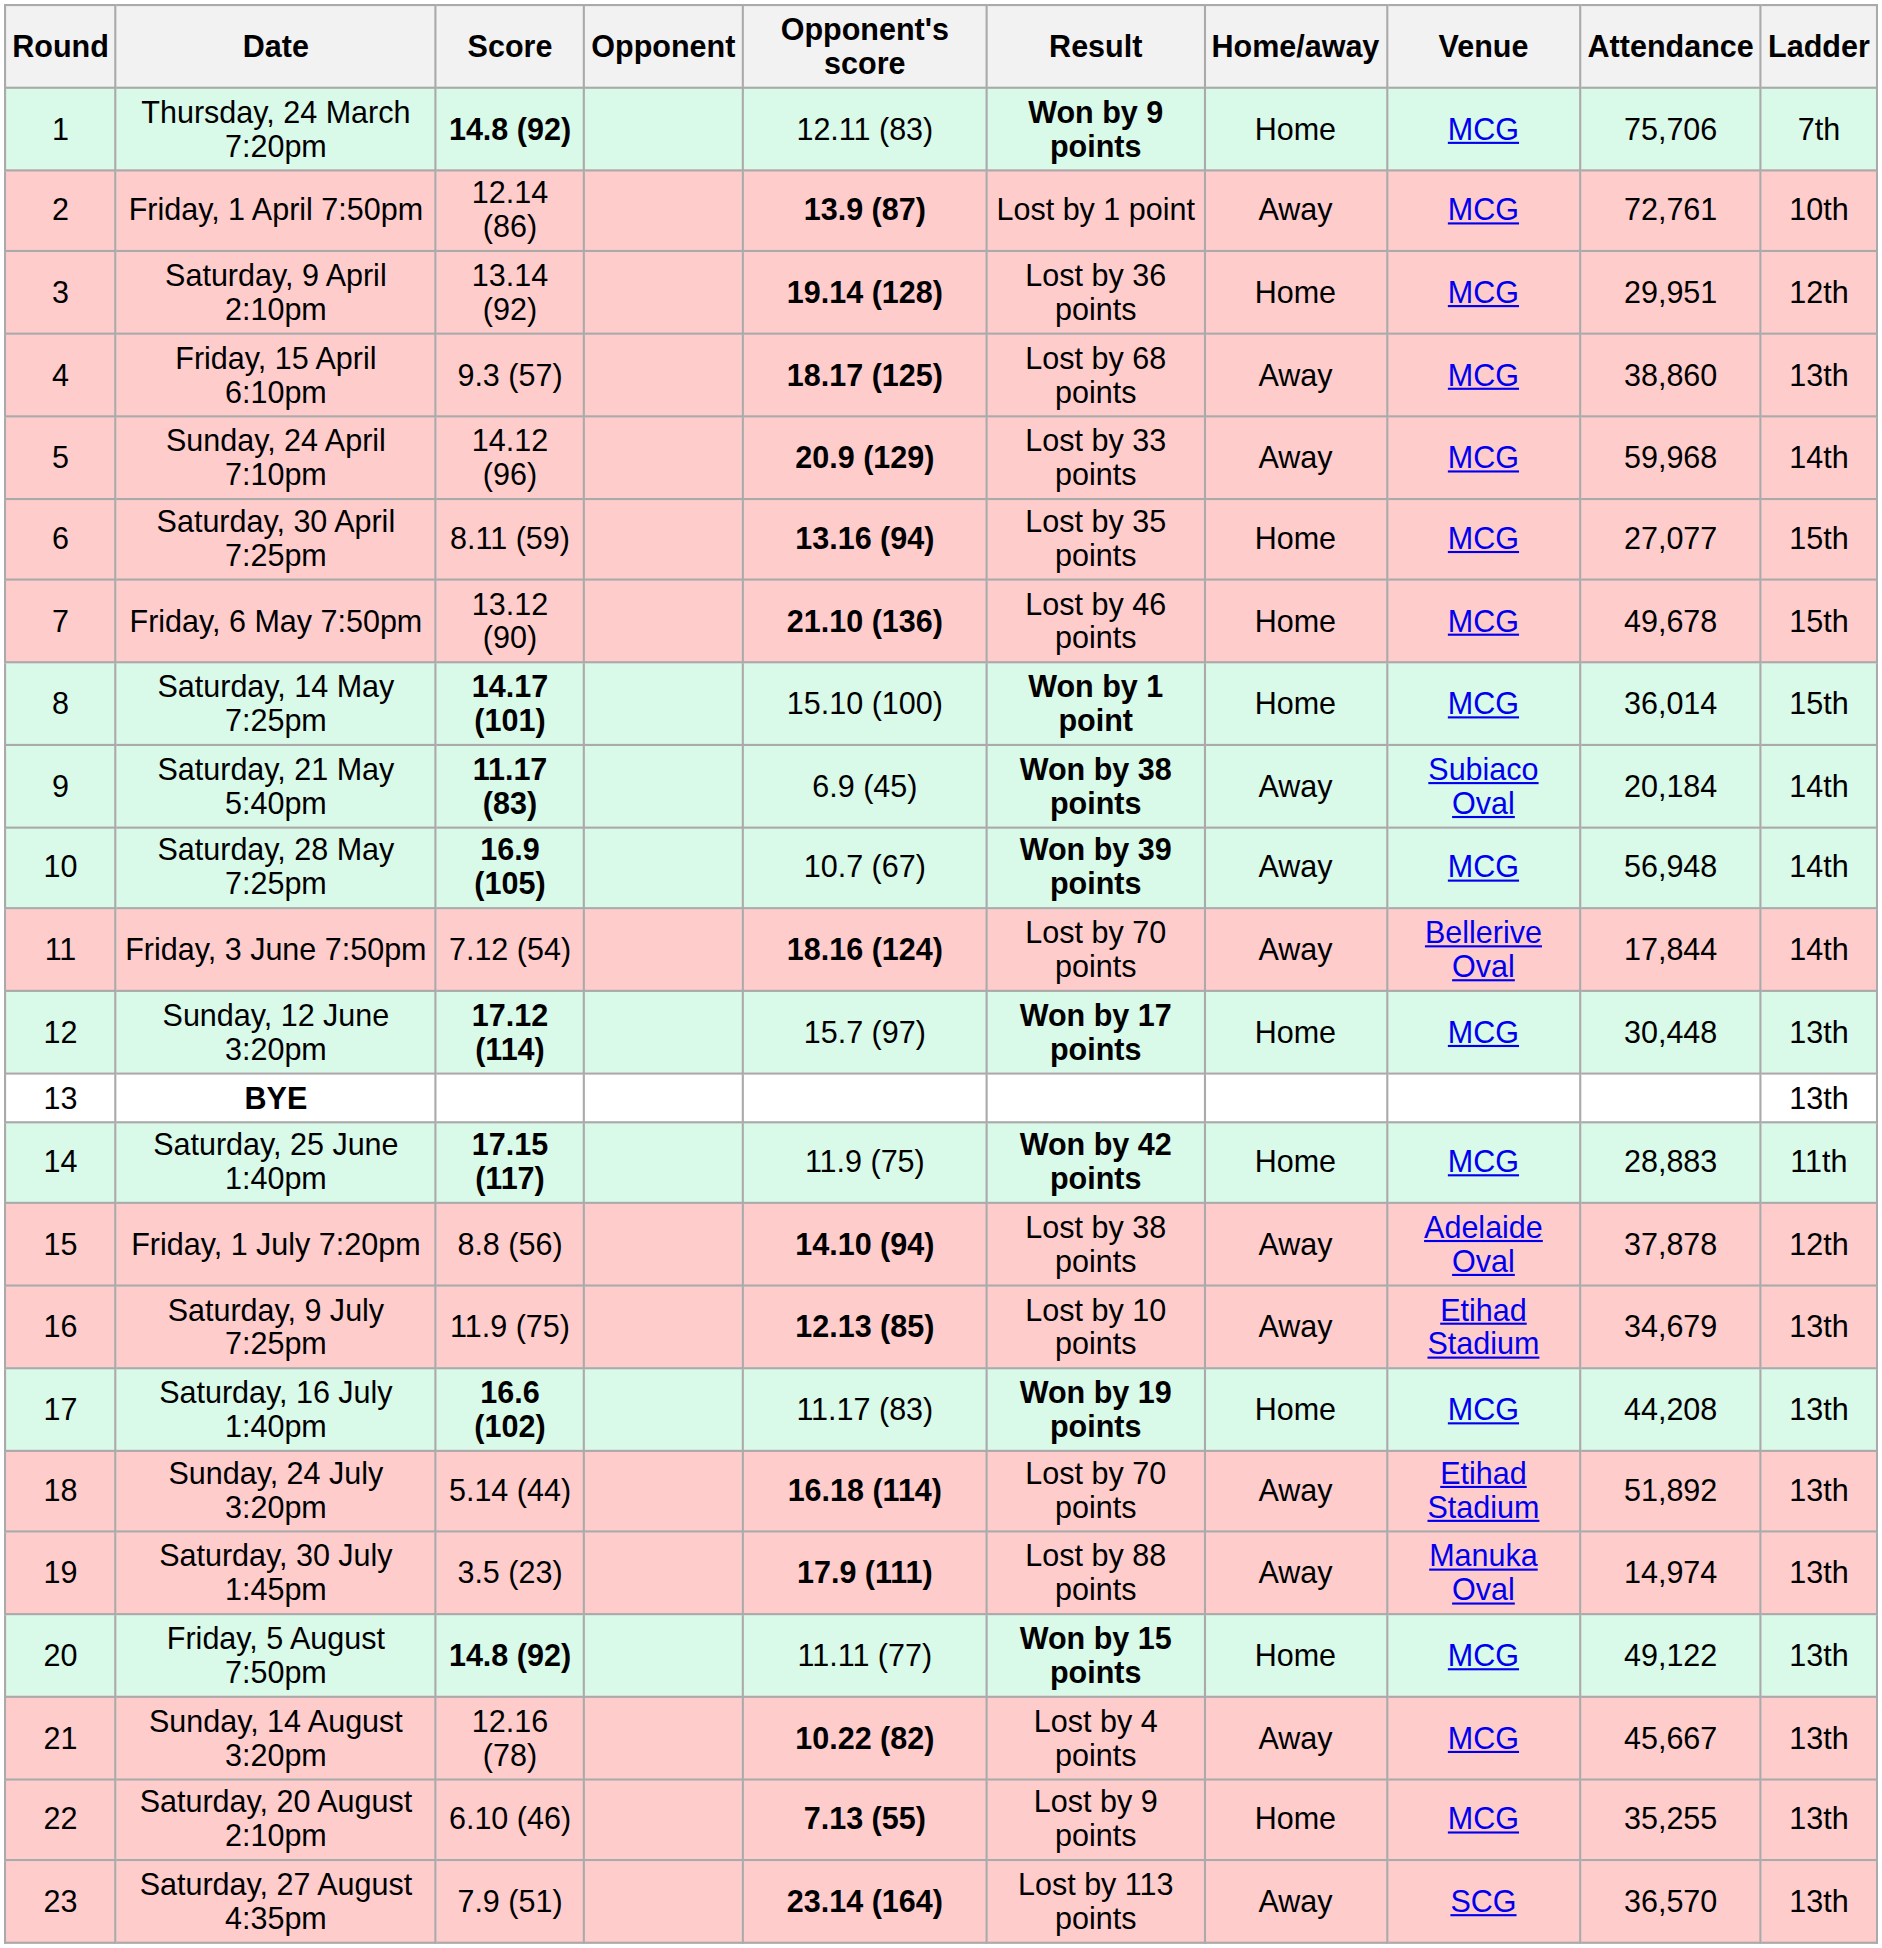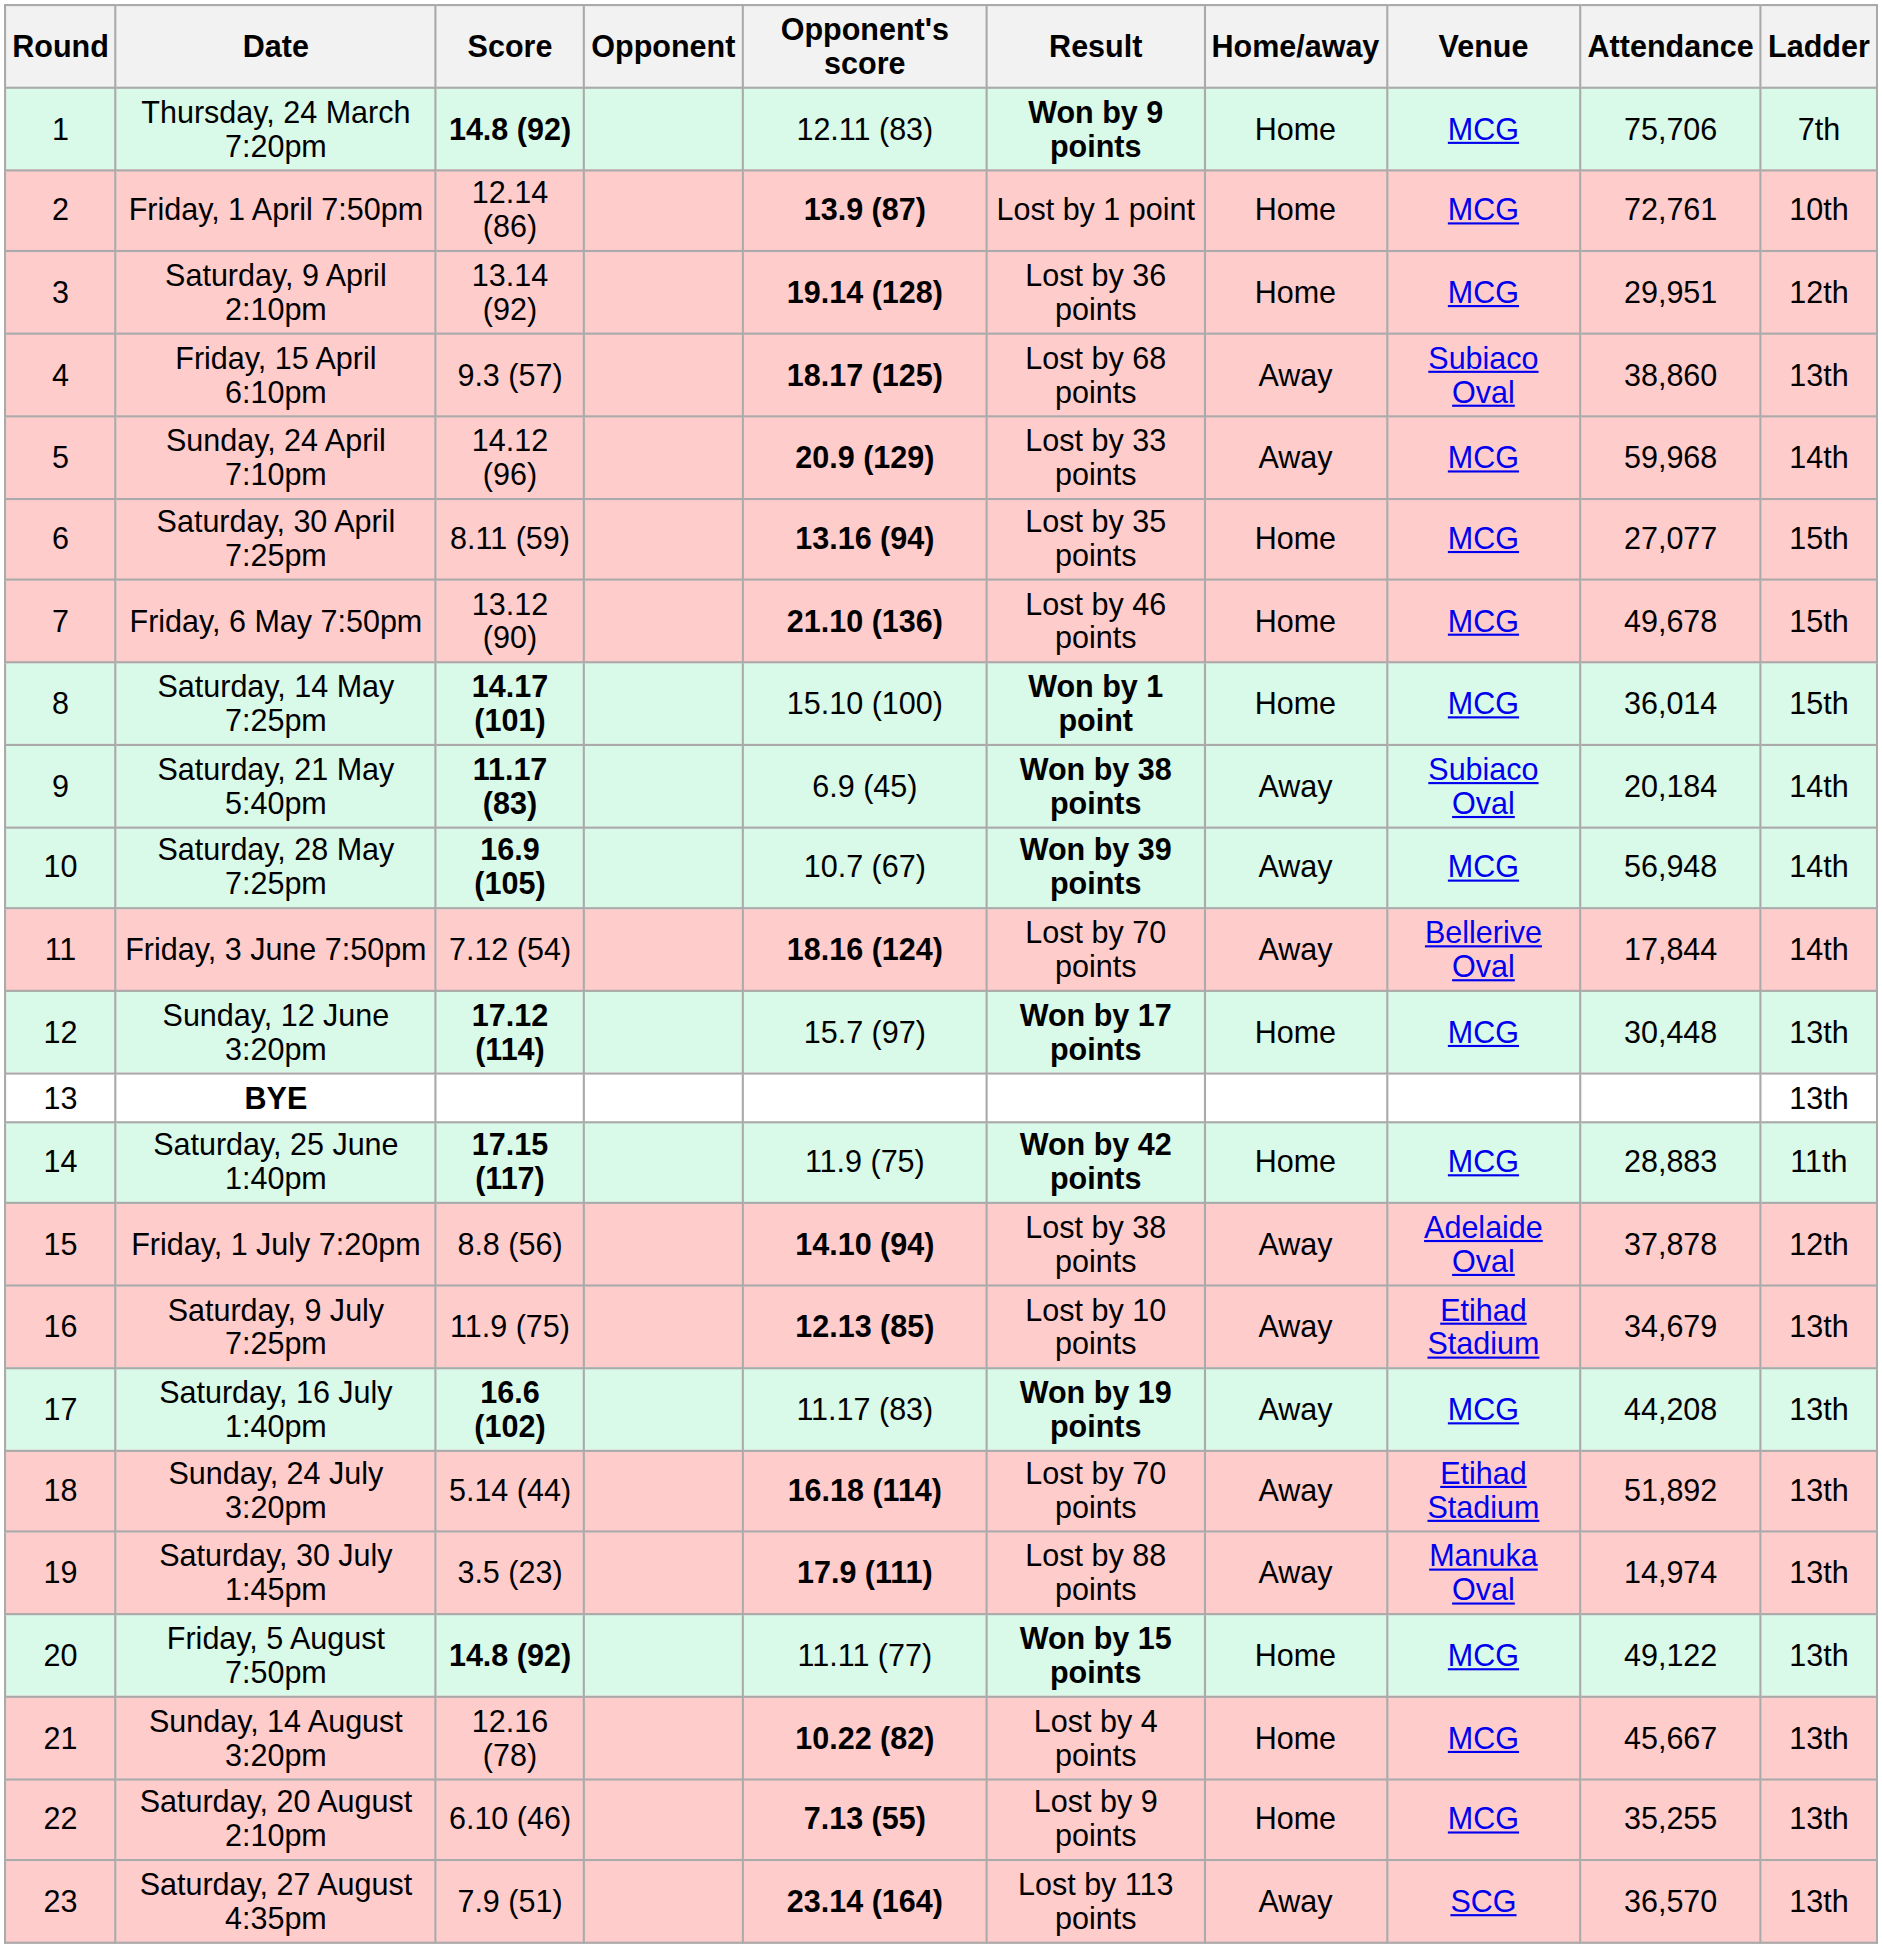(1295, 211) Away -> (1295, 211) Home
(1483, 375) MCG -> (1483, 375) Subiaco Oval
(1295, 1409) Home -> (1295, 1409) Away
(1295, 1738) Away -> (1295, 1738) Home
